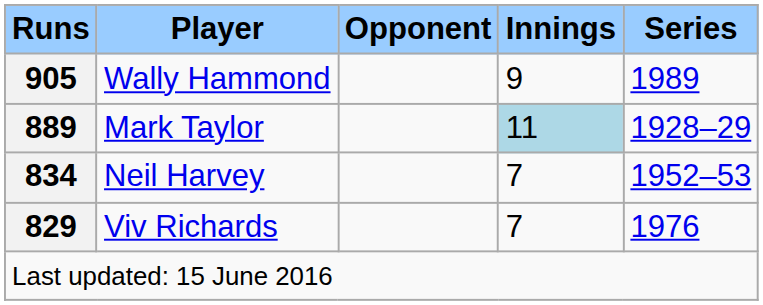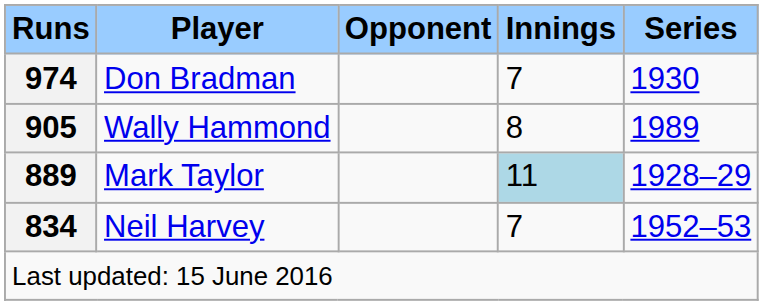+ row: (200, 78)
(514, 78) 9 -> (514, 127) 8
- row: (191, 226)
